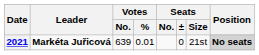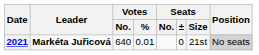(123, 42) 639 -> (123, 42) 640
(232, 42) bold -> (231, 42) normal
